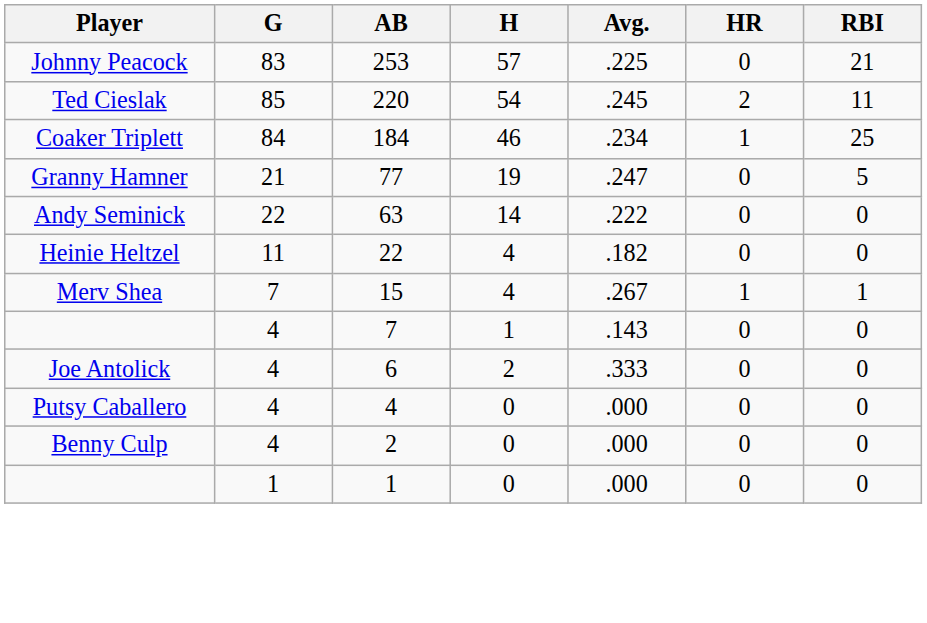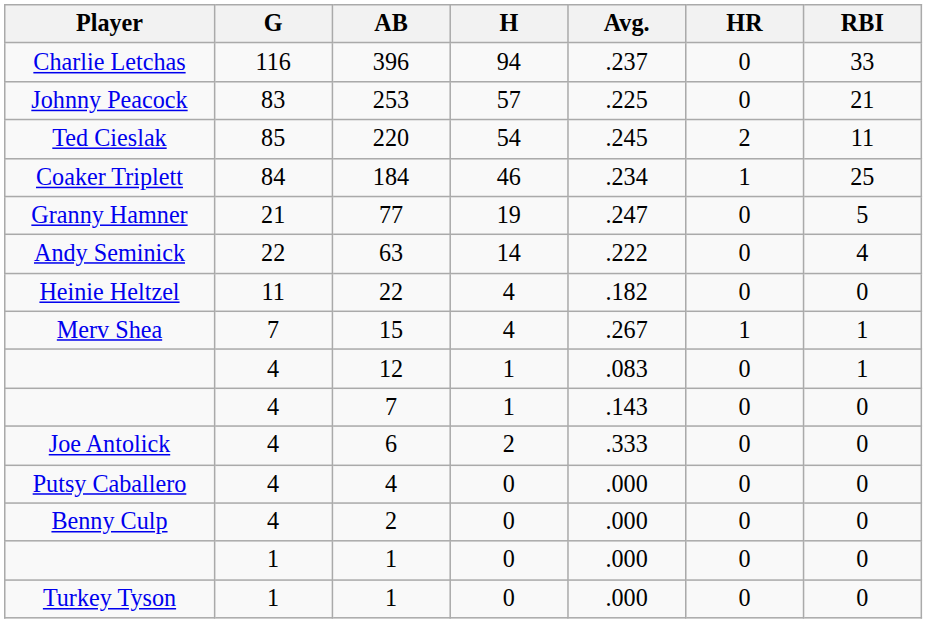+ row: (109, 61)
(862, 215) 0 -> (862, 253) 4
+ row: (109, 369)
+ row: (109, 598)
